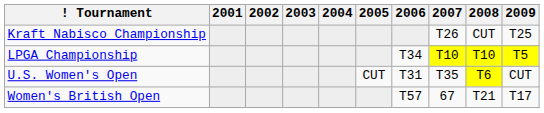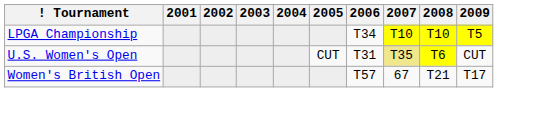- row: (107, 36)
(447, 77) no background -> (401, 56) khaki background
